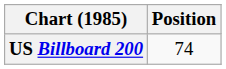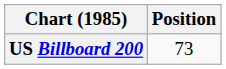(184, 49) 74 -> (184, 49) 73
